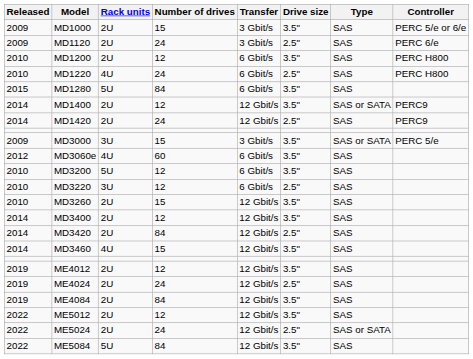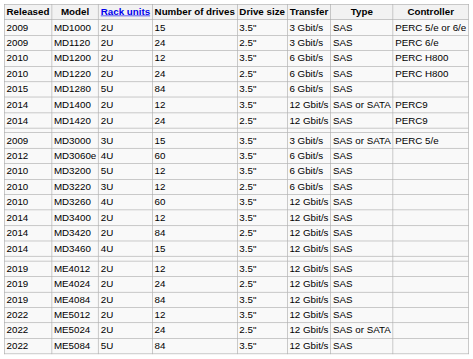columns swapped: (306, 12) <-> (259, 12)
(107, 74) 4U -> (107, 74) 2U
(107, 202) 2U -> (107, 202) 4U
(160, 202) 15 -> (160, 202) 60
